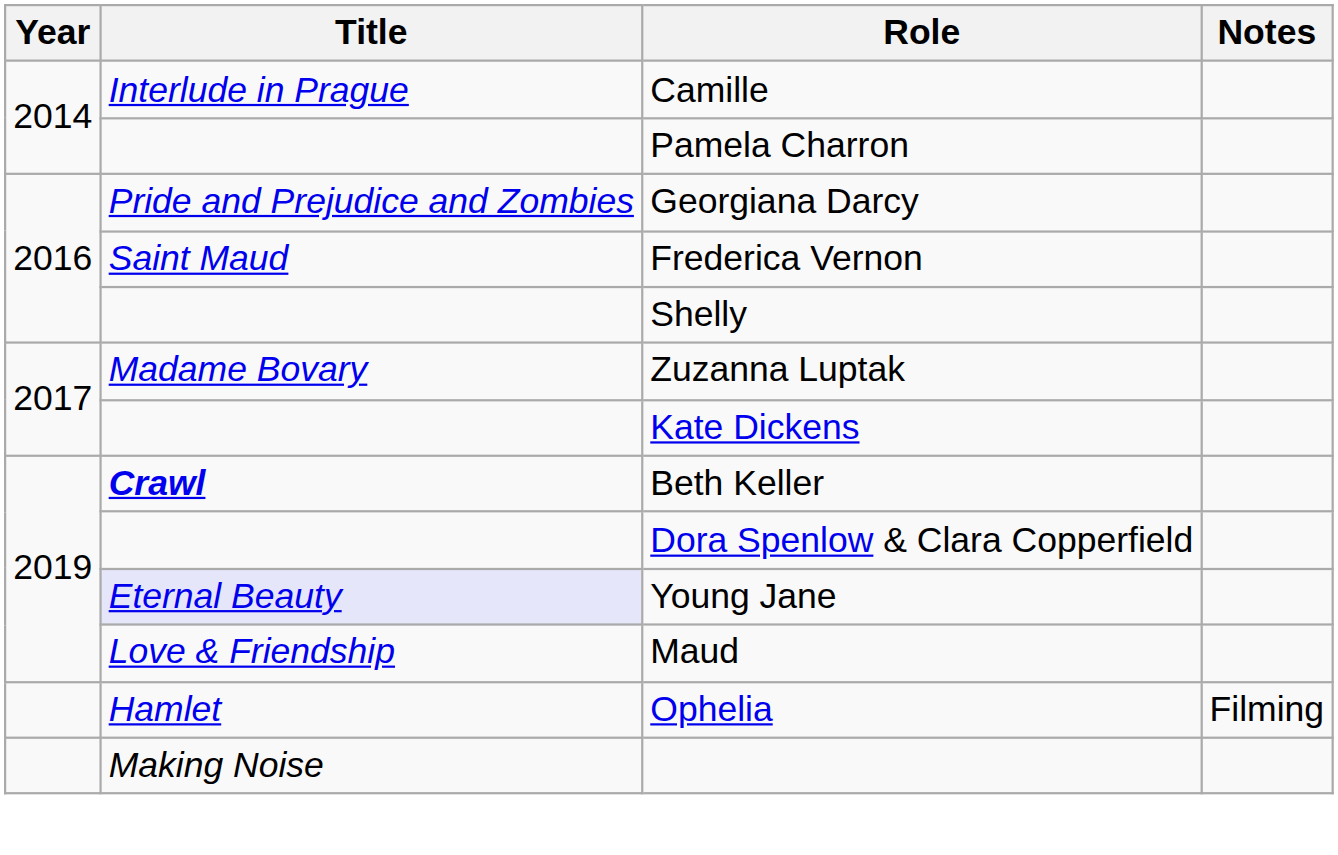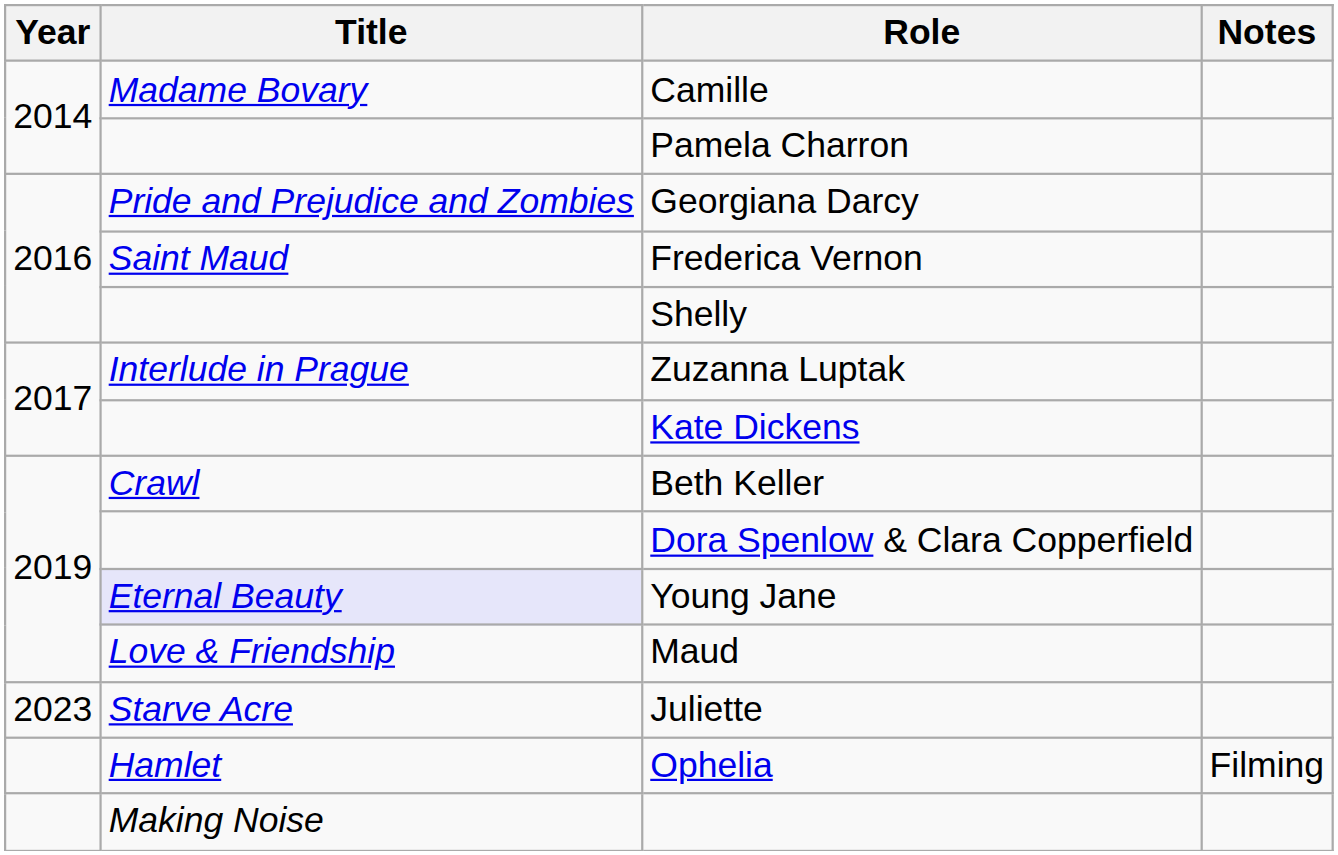(259, 88) Interlude in Prague -> (238, 88) Madame Bovary
(238, 370) Madame Bovary -> (259, 370) Interlude in Prague
(157, 483) bold -> (154, 483) normal
+ row: (707, 708)
